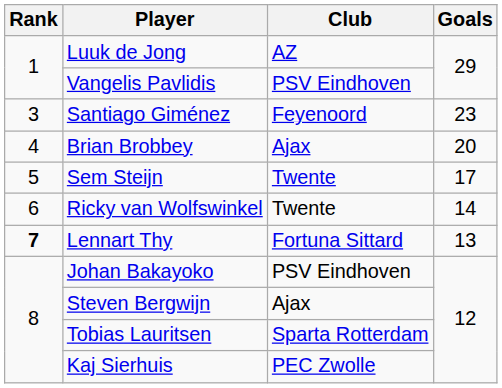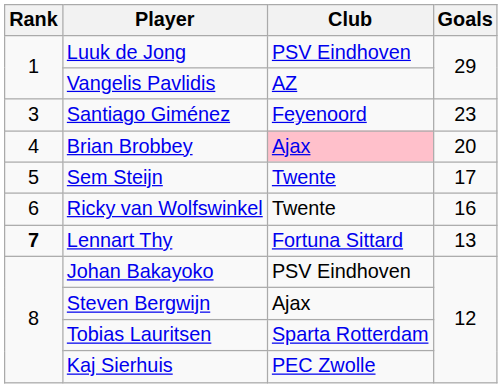(285, 51) AZ -> (341, 51) PSV Eindhoven
(341, 83) PSV Eindhoven -> (285, 83) AZ
(291, 146) no background -> (291, 146) pink background
(465, 209) 14 -> (465, 209) 16
